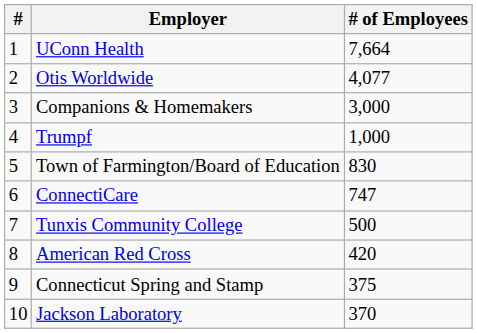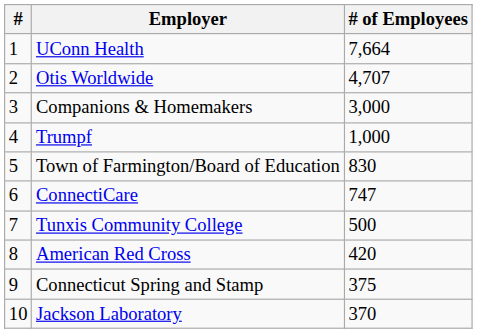(369, 78) 4,077 -> (369, 78) 4,707
